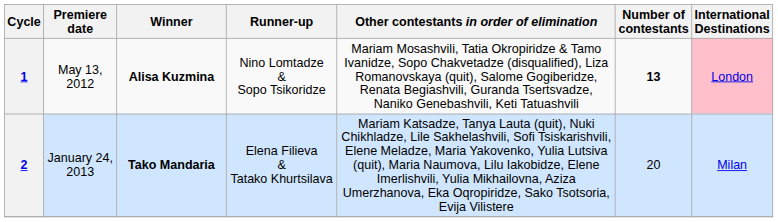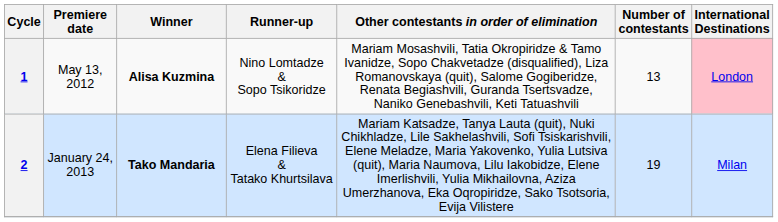(654, 76) bold -> (654, 76) normal
(654, 166) 20 -> (654, 166) 19
